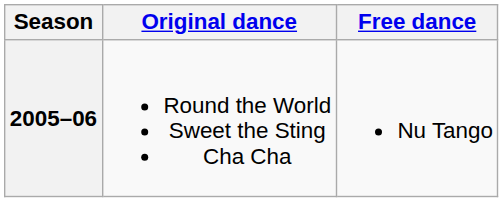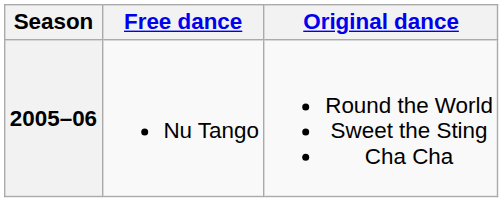columns swapped: (219, 22) <-> (417, 22)
